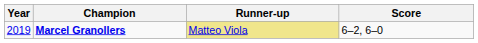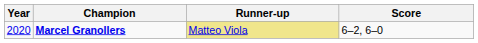(19, 30) 2019 -> (19, 30) 2020
